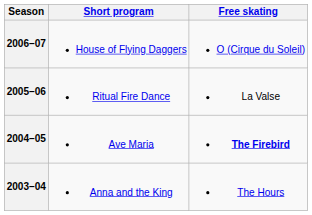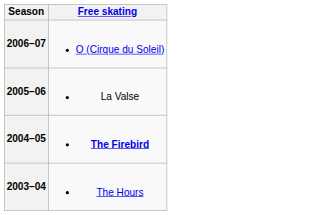- column: (119, 12)
